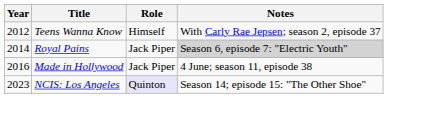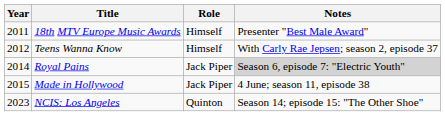+ row: (108, 31)
(18, 66) 2016 -> (18, 84) 2015
(147, 84) lavender background -> (204, 102) no background
